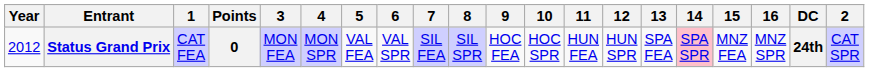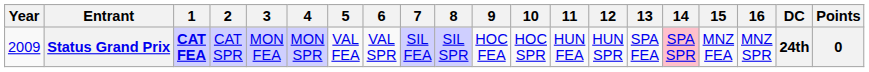columns swapped: (845, 16) <-> (234, 16)
(24, 47) 2012 -> (24, 47) 2009
(191, 47) normal -> (192, 47) bold
